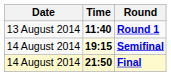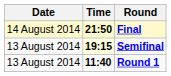rows swapped: (138, 29) <-> (129, 63)
(43, 46) 14 August 2014 -> (43, 46) 13 August 2014
